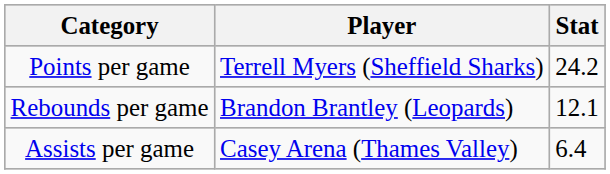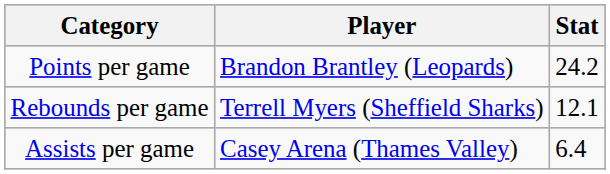(382, 66) Terrell Myers (Sheffield Sharks) -> (367, 66) Brandon Brantley (Leopards)
(367, 107) Brandon Brantley (Leopards) -> (382, 107) Terrell Myers (Sheffield Sharks)
